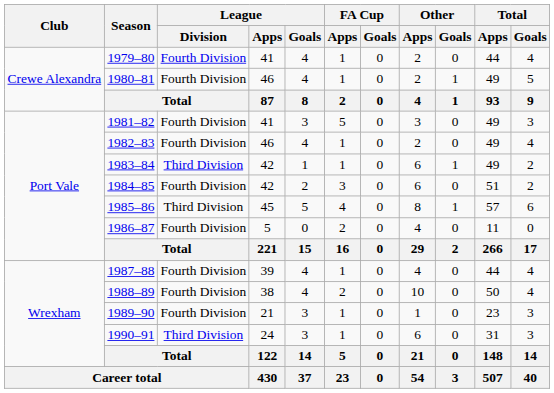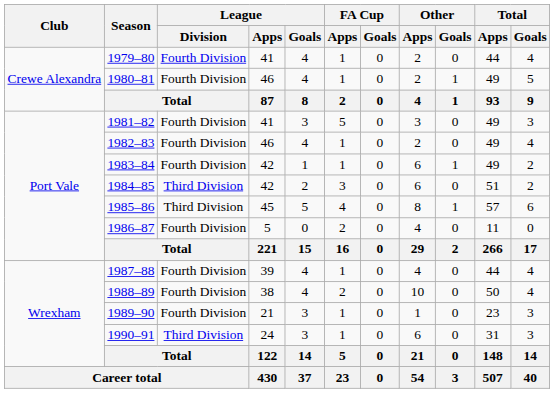(203, 164) Third Division -> (203, 164) Fourth Division
(203, 185) Fourth Division -> (203, 185) Third Division
